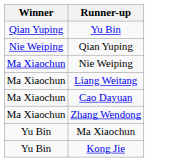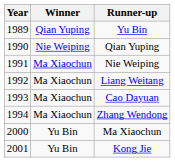+ column: (18, 13)
